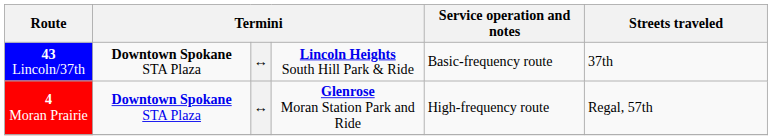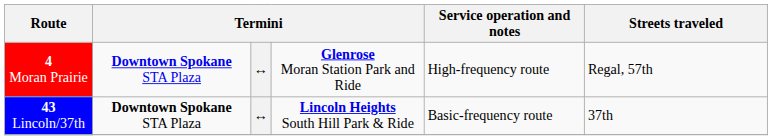rows swapped: (49, 108) <-> (49, 62)
